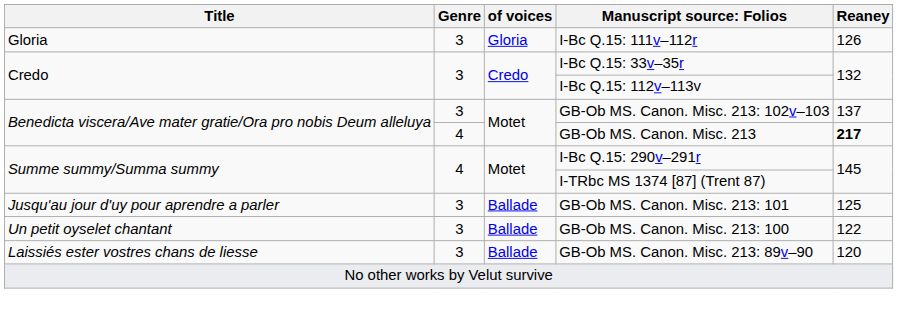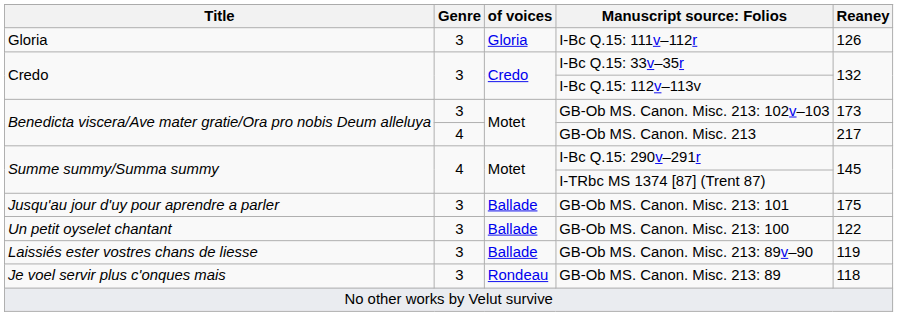(849, 110) 137 -> (849, 110) 173
(849, 134) bold -> (849, 134) normal
(849, 205) 125 -> (849, 205) 175
(849, 252) 120 -> (848, 252) 119
+ row: (670, 275)
